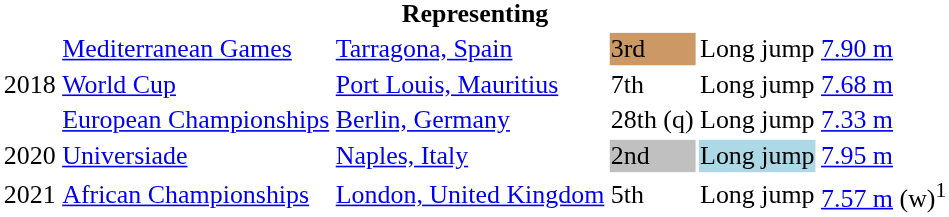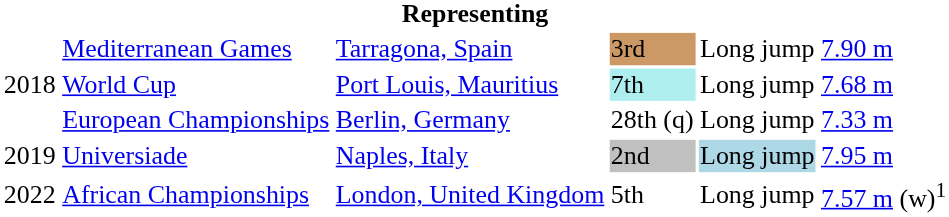(627, 84) no background -> (627, 84) paleturquoise background
(30, 155) 2020 -> (30, 155) 2019
(30, 194) 2021 -> (30, 194) 2022
